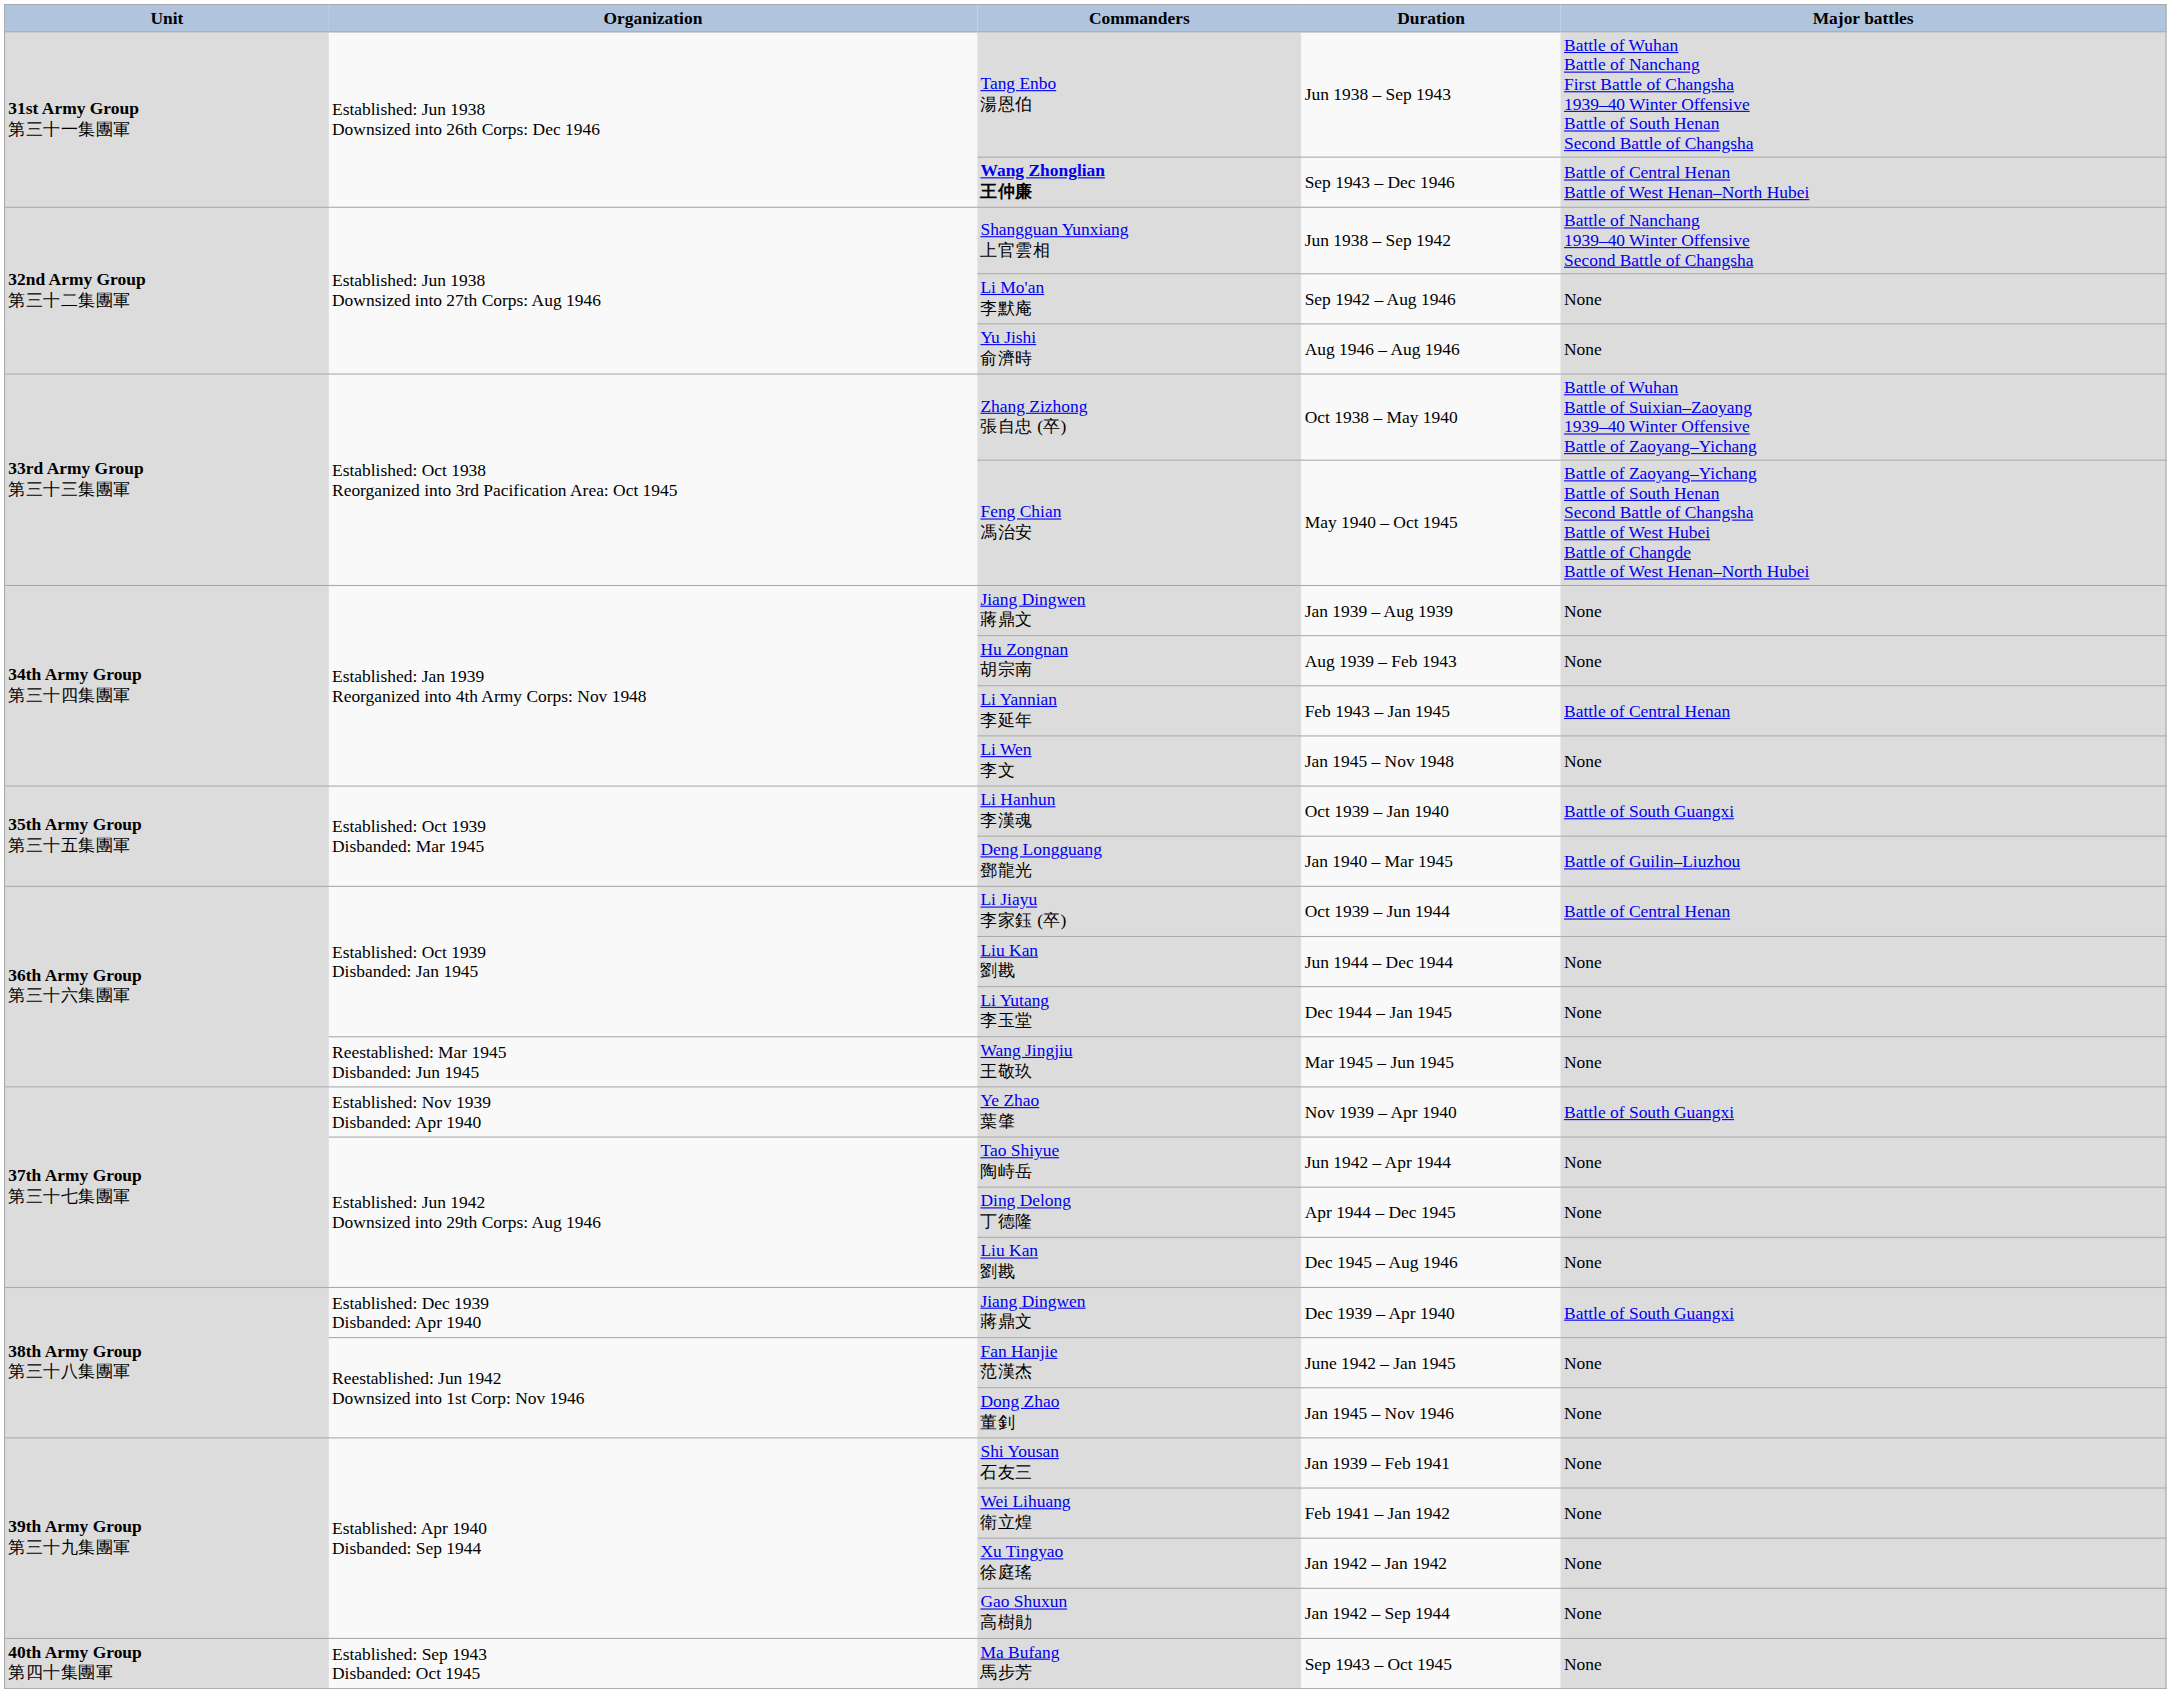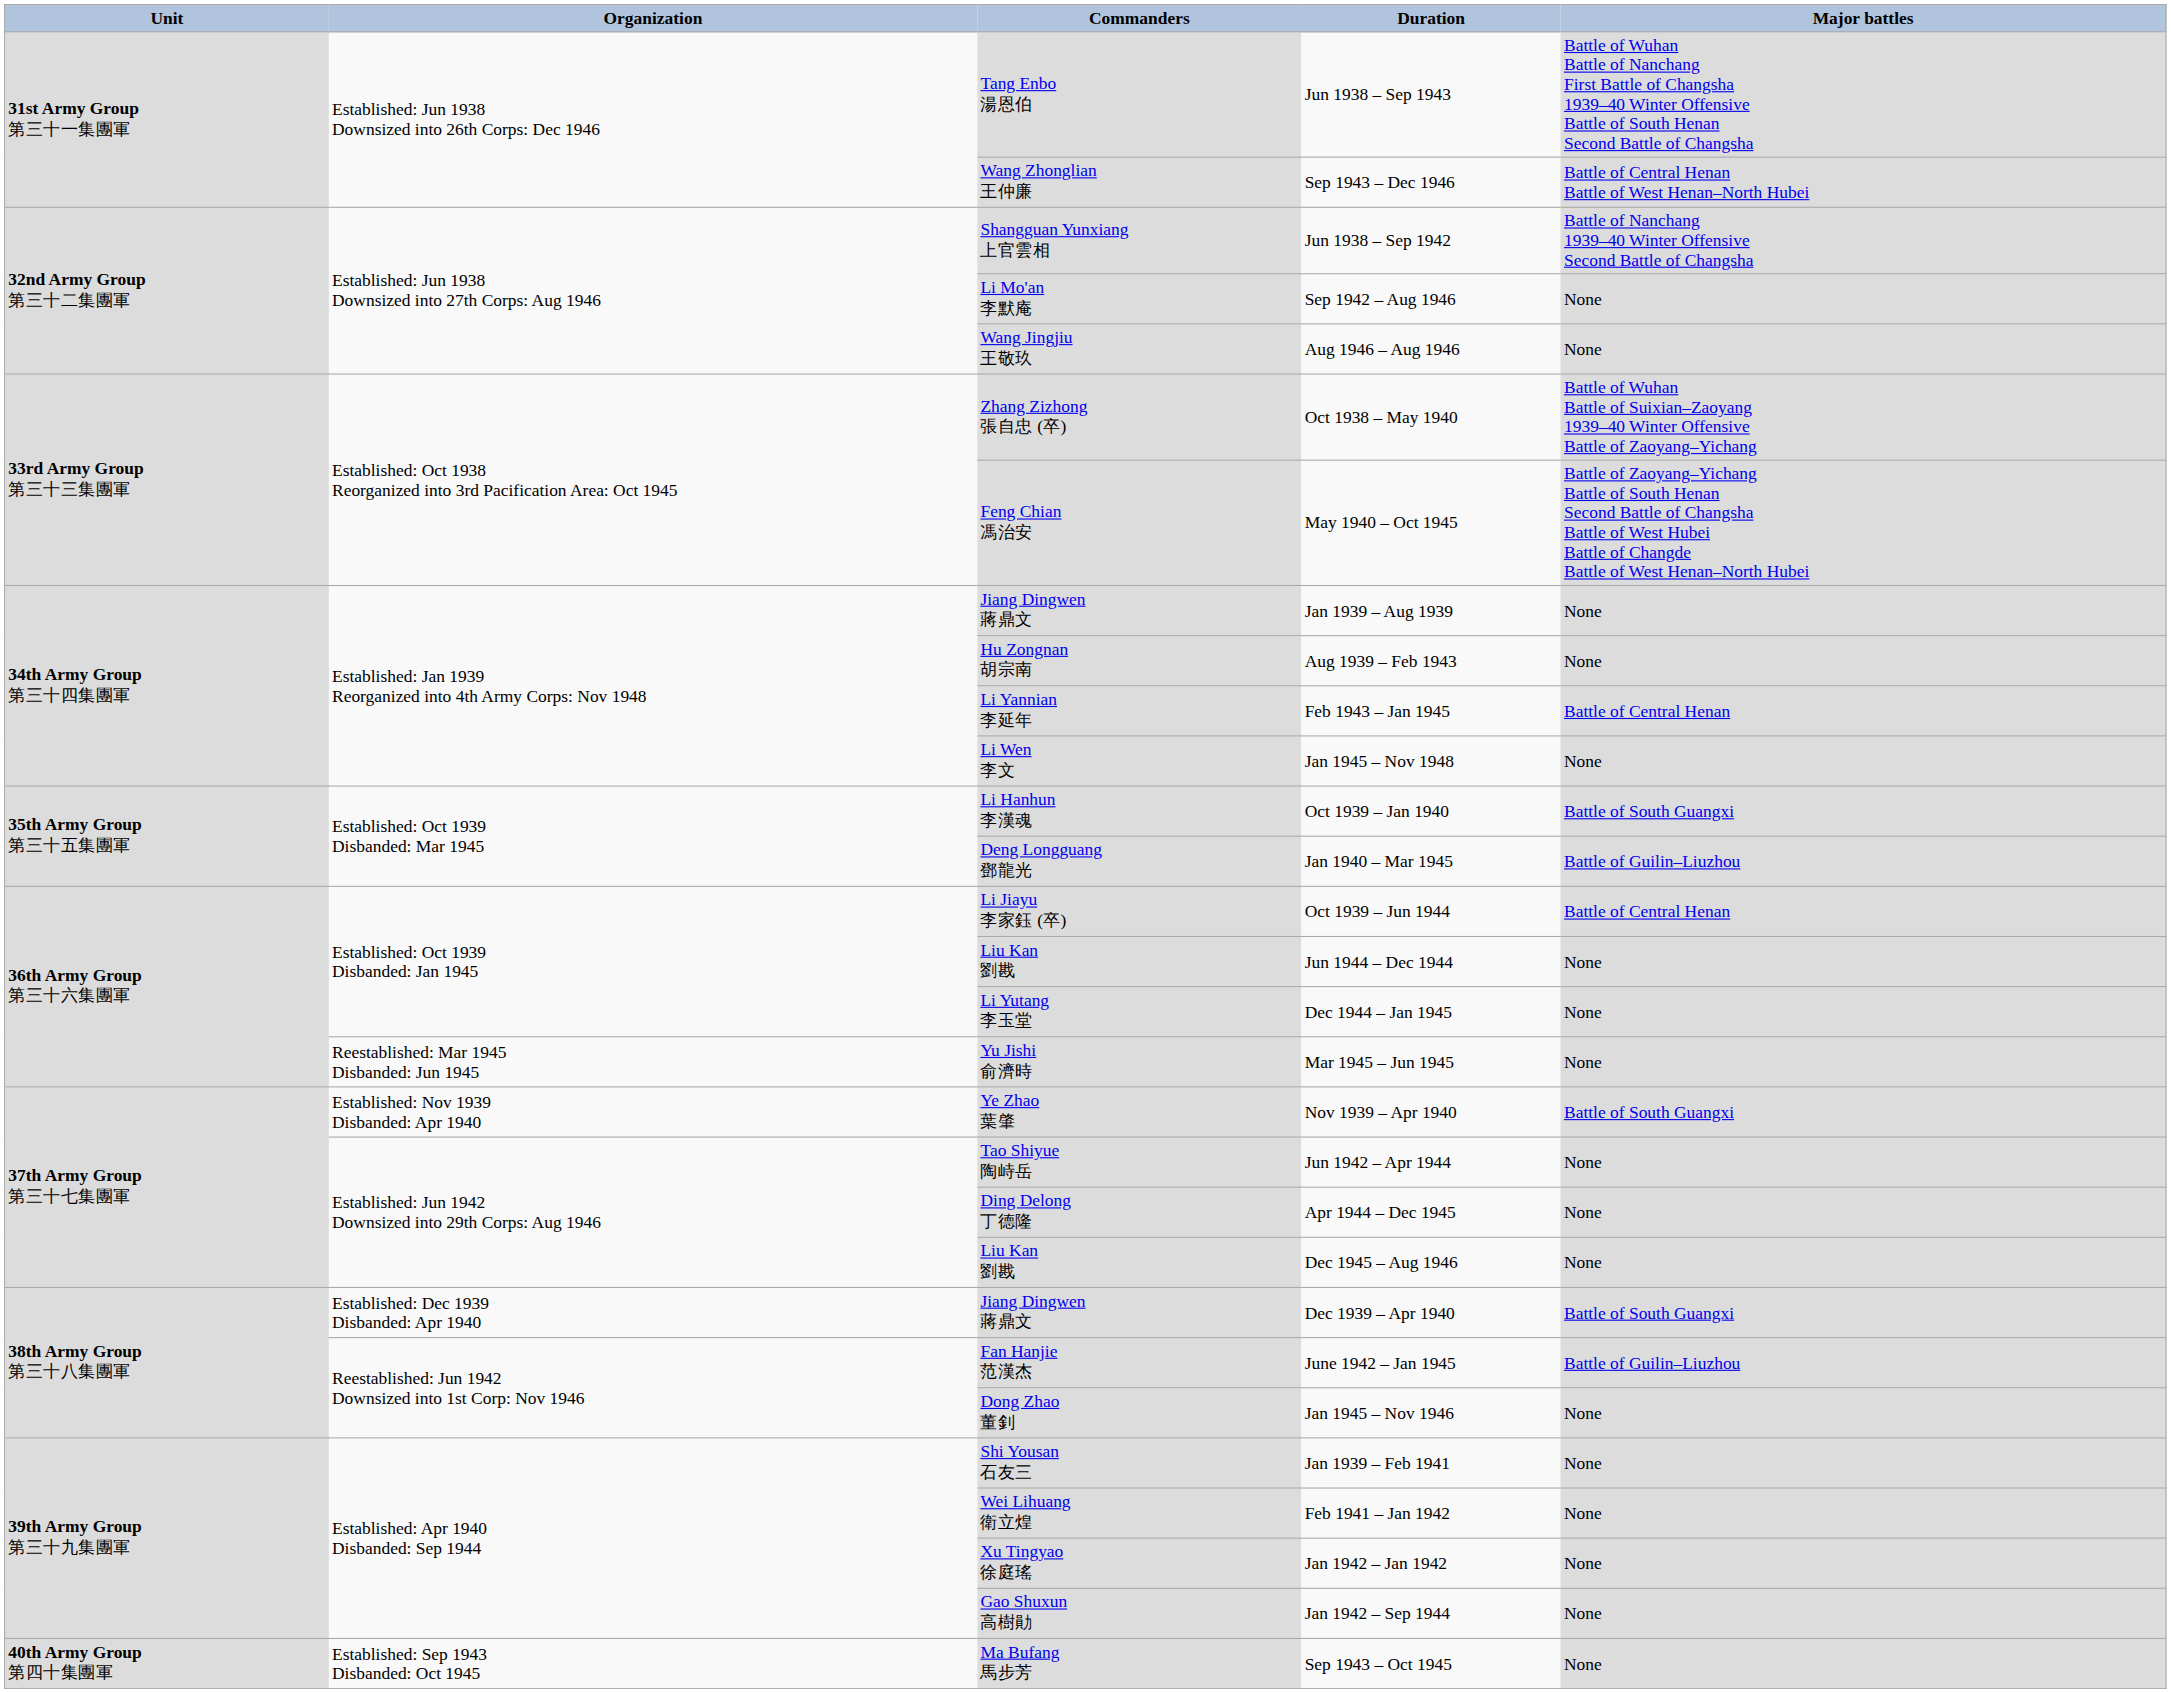(1043, 181) bold -> (1039, 181) normal
(1008, 347) Yu Jishi 俞濟時 -> (1026, 347) Wang Jingjiu 王敬玖
(1026, 1060) Wang Jingjiu 王敬玖 -> (1008, 1060) Yu Jishi 俞濟時
(1583, 1362) None -> (1652, 1362) Battle of Guilin–Liuzhou
